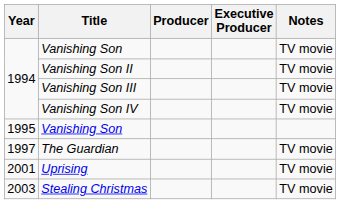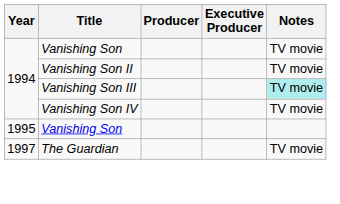(306, 88) no background -> (296, 88) paleturquoise background
- row: (21, 169)
- row: (21, 189)
